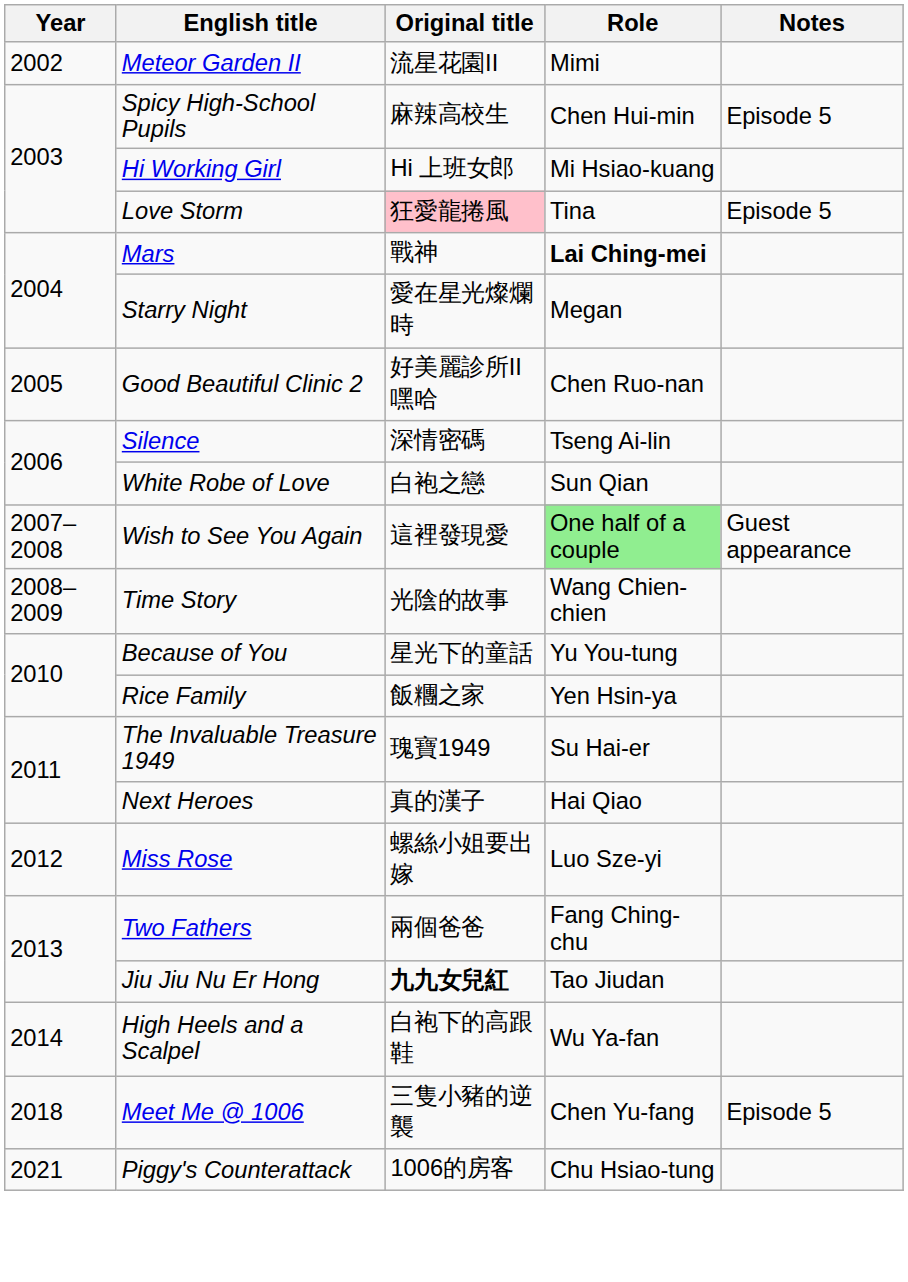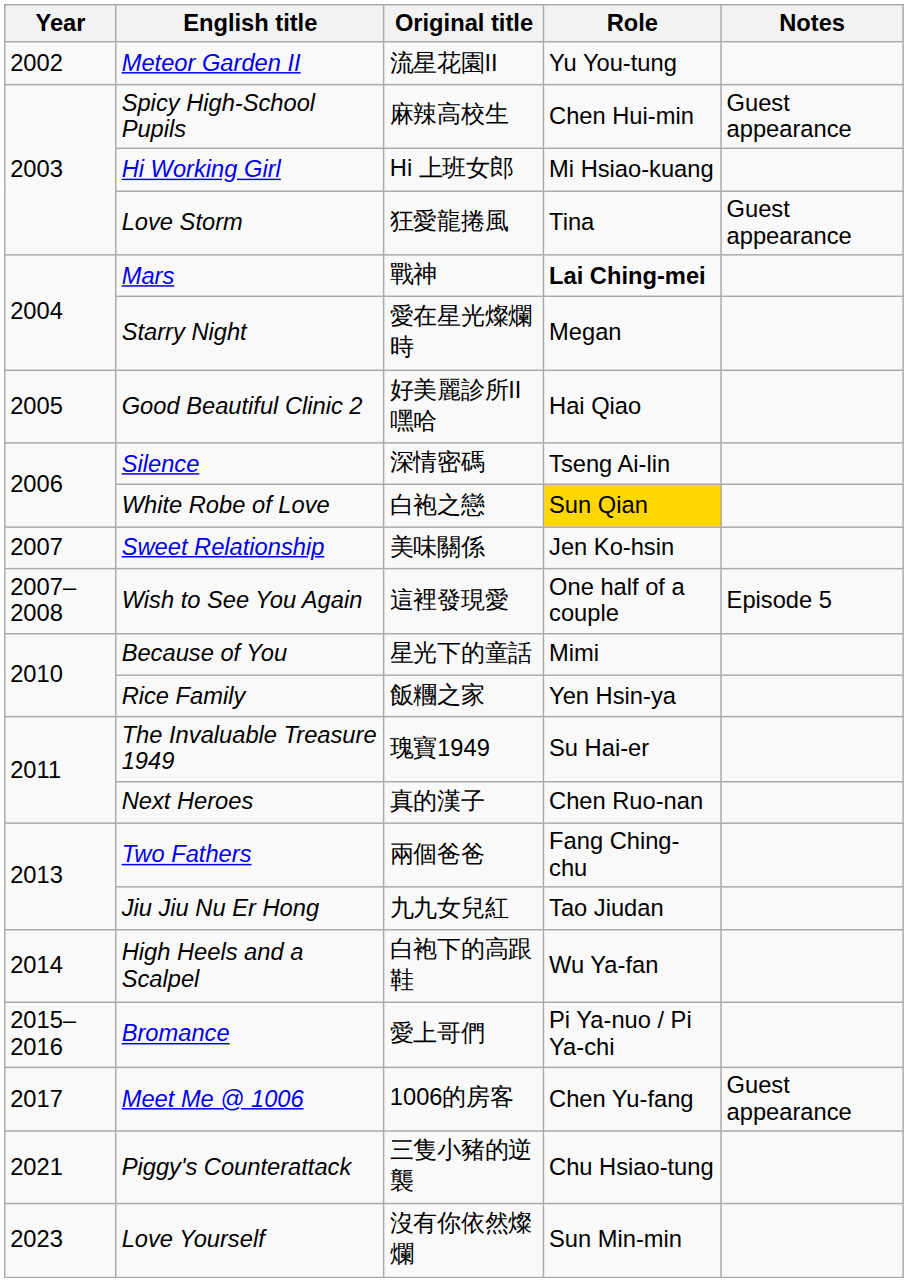(575, 63) Mimi -> (613, 63) Yu You-tung
(779, 116) Episode 5 -> (789, 116) Guest appearance
(450, 210) pink background -> (449, 221) no background
(779, 211) Episode 5 -> (789, 222) Guest appearance
(627, 383) Chen Ruo-nan -> (595, 406) Hai Qiao
(599, 483) no background -> (598, 505) gold background
+ row: (223, 547)
(618, 536) lightgreen background -> (617, 600) no background
(789, 536) Guest appearance -> (779, 600) Episode 5
- row: (179, 600)
(614, 653) Yu You-tung -> (574, 653) Mimi
(596, 801) Hai Qiao -> (626, 801) Chen Ruo-nan
- row: (177, 859)
(450, 980) bold -> (449, 907) normal
+ row: (176, 1034)
(37, 1111) 2018 -> (37, 1098) 2017
(461, 1111) 三隻小豬的逆襲 -> (452, 1097) 1006的房客
(779, 1111) Episode 5 -> (789, 1098) Guest appearance
(452, 1168) 1006的房客 -> (461, 1166) 三隻小豬的逆襲
+ row: (193, 1240)
